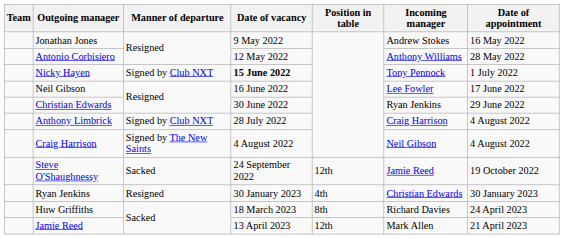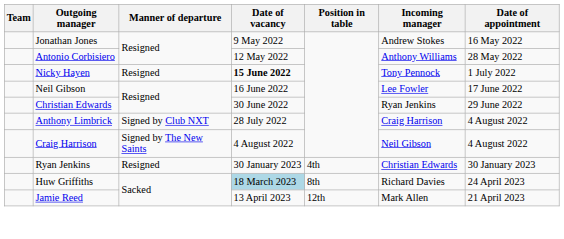(170, 72) Signed by Club NXT -> (141, 72) Resigned
- row: (67, 171)
(265, 209) no background -> (265, 181) lightblue background
